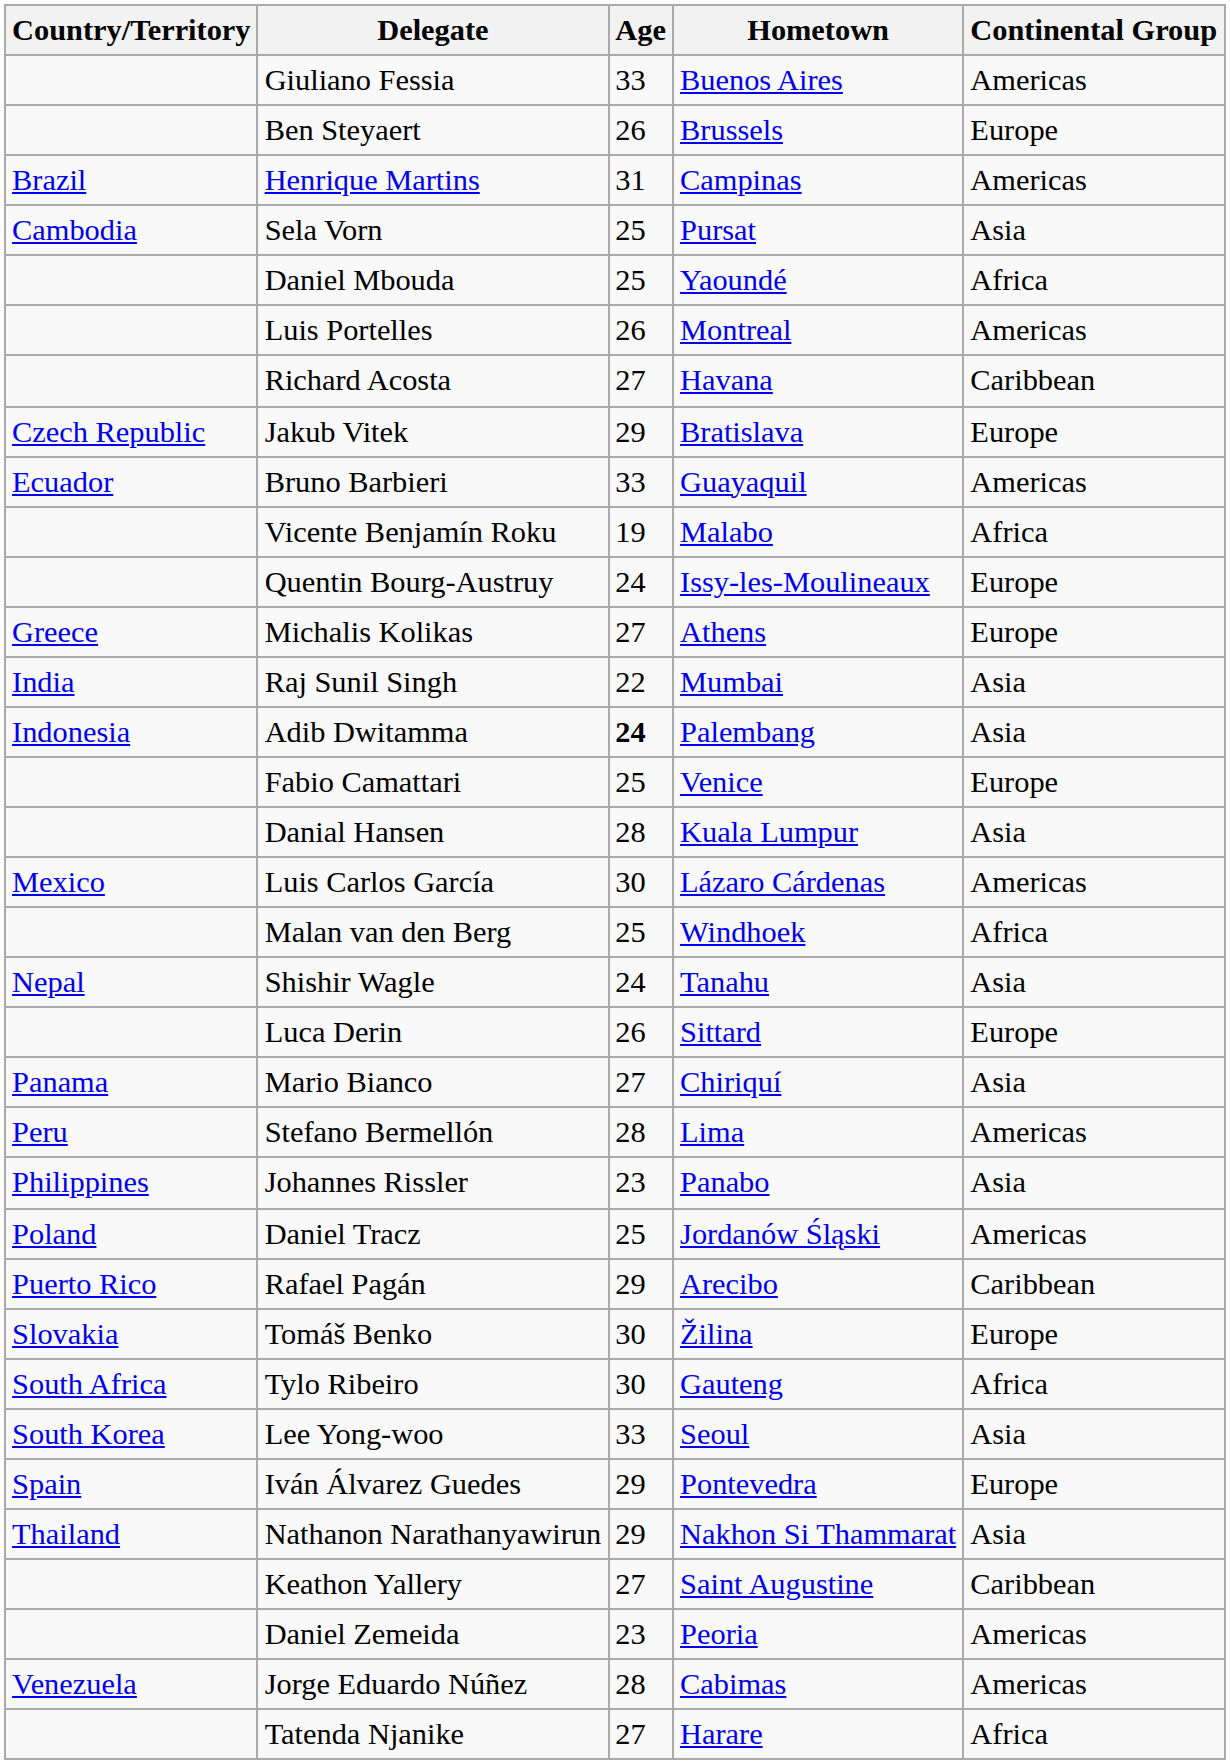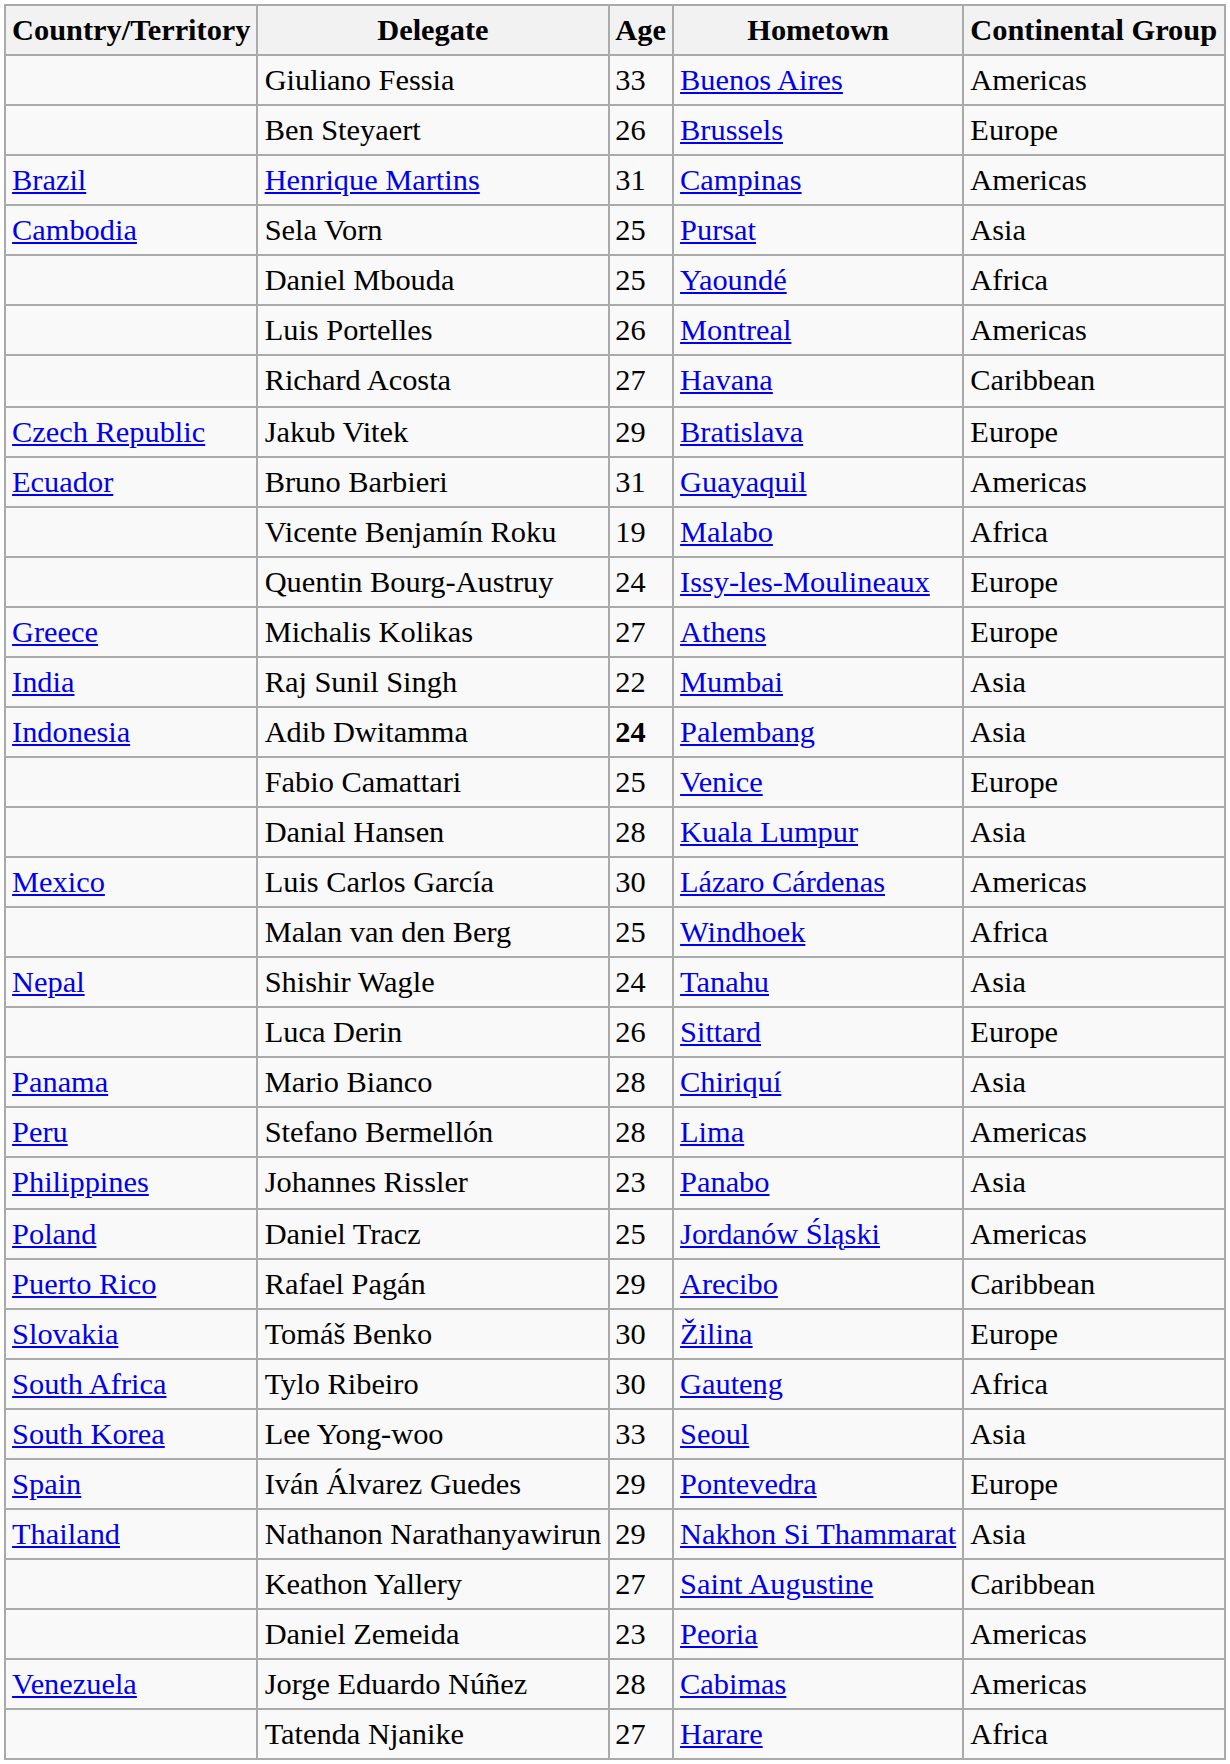(630, 480) 33 -> (630, 480) 31
(630, 1082) 27 -> (630, 1082) 28
